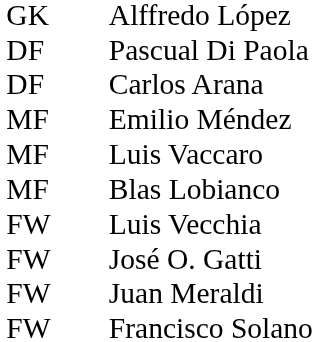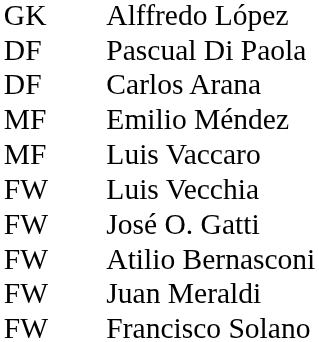- row: (194, 189)
+ row: (211, 258)
